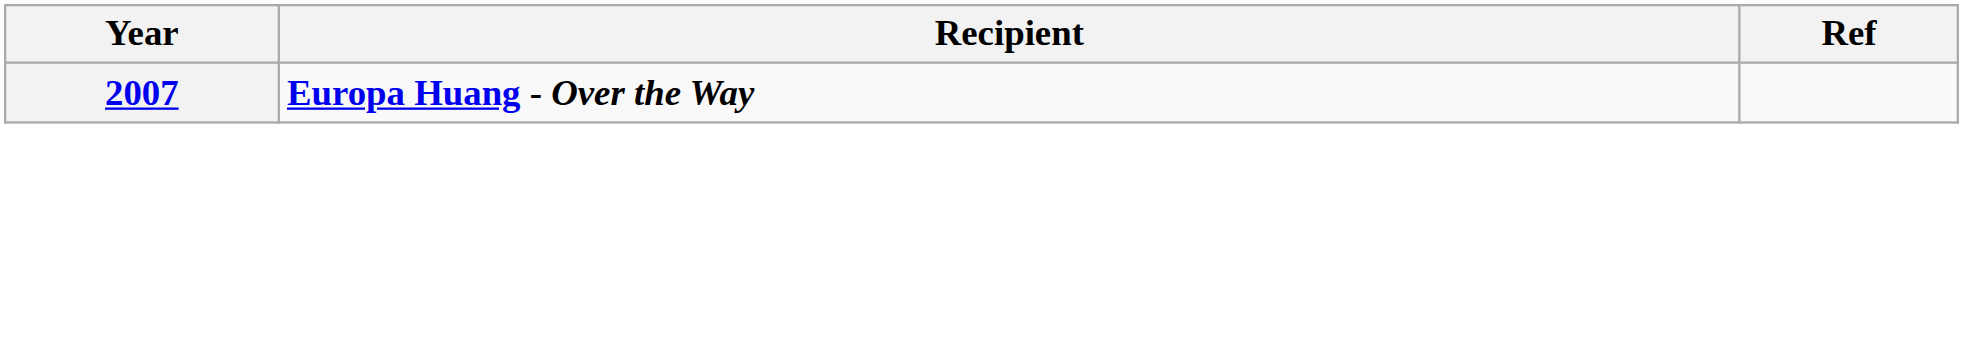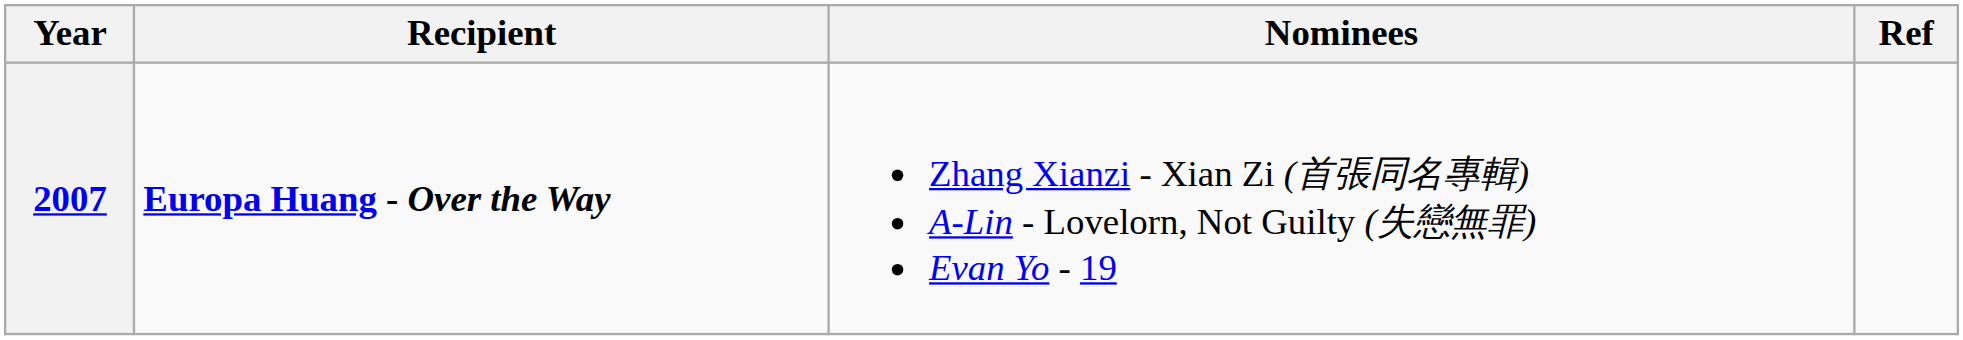+ column: (1342, 33)
